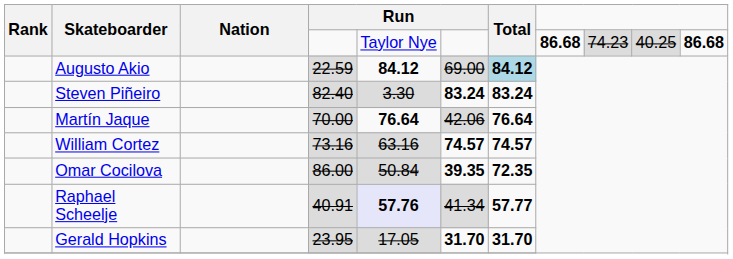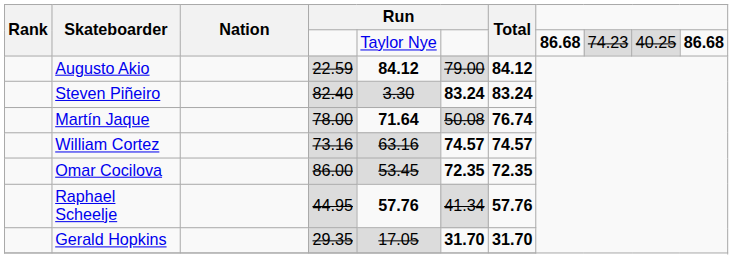(464, 68) 69.00 -> (464, 68) 79.00
(512, 68) lightblue background -> (512, 68) no background
(333, 119) 70.00 -> (333, 119) 78.00
(399, 119) 76.64 -> (399, 119) 71.64
(464, 119) 42.06 -> (464, 119) 50.08
(512, 119) 76.64 -> (512, 119) 76.74
(399, 171) 50.84 -> (399, 171) 53.45
(464, 171) 39.35 -> (464, 171) 72.35
(333, 205) 40.91 -> (333, 205) 44.95
(399, 205) lavender background -> (399, 205) no background
(512, 205) 57.77 -> (512, 205) 57.76
(333, 240) 23.95 -> (333, 240) 29.35
